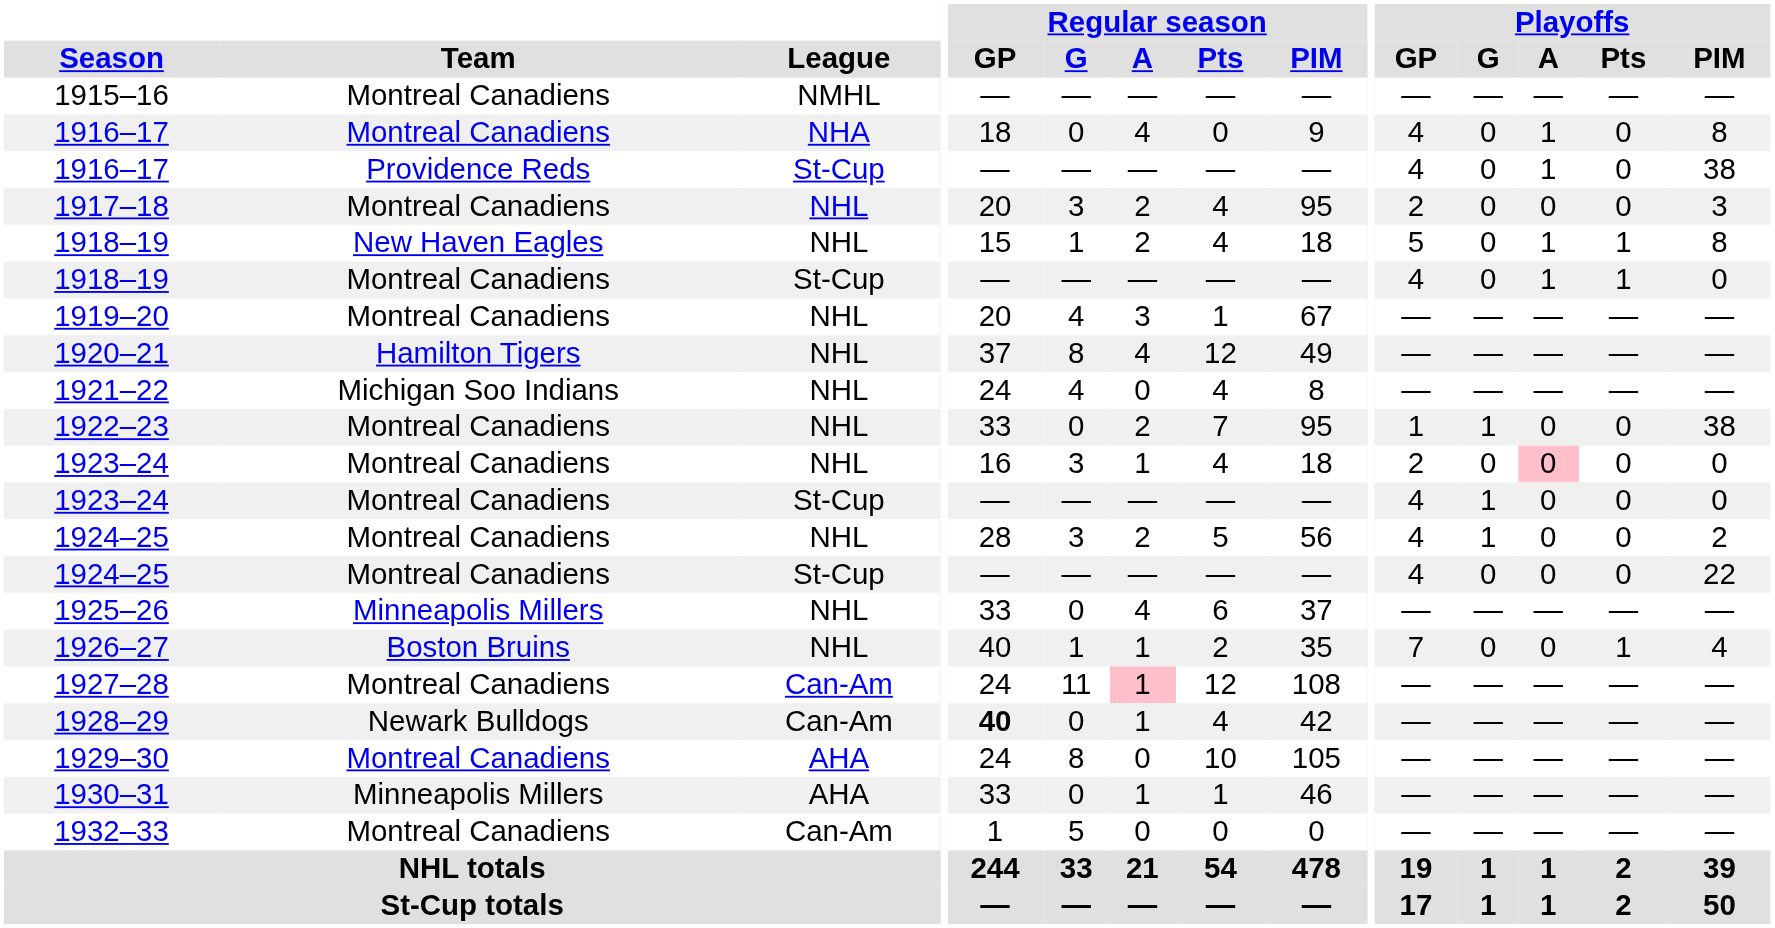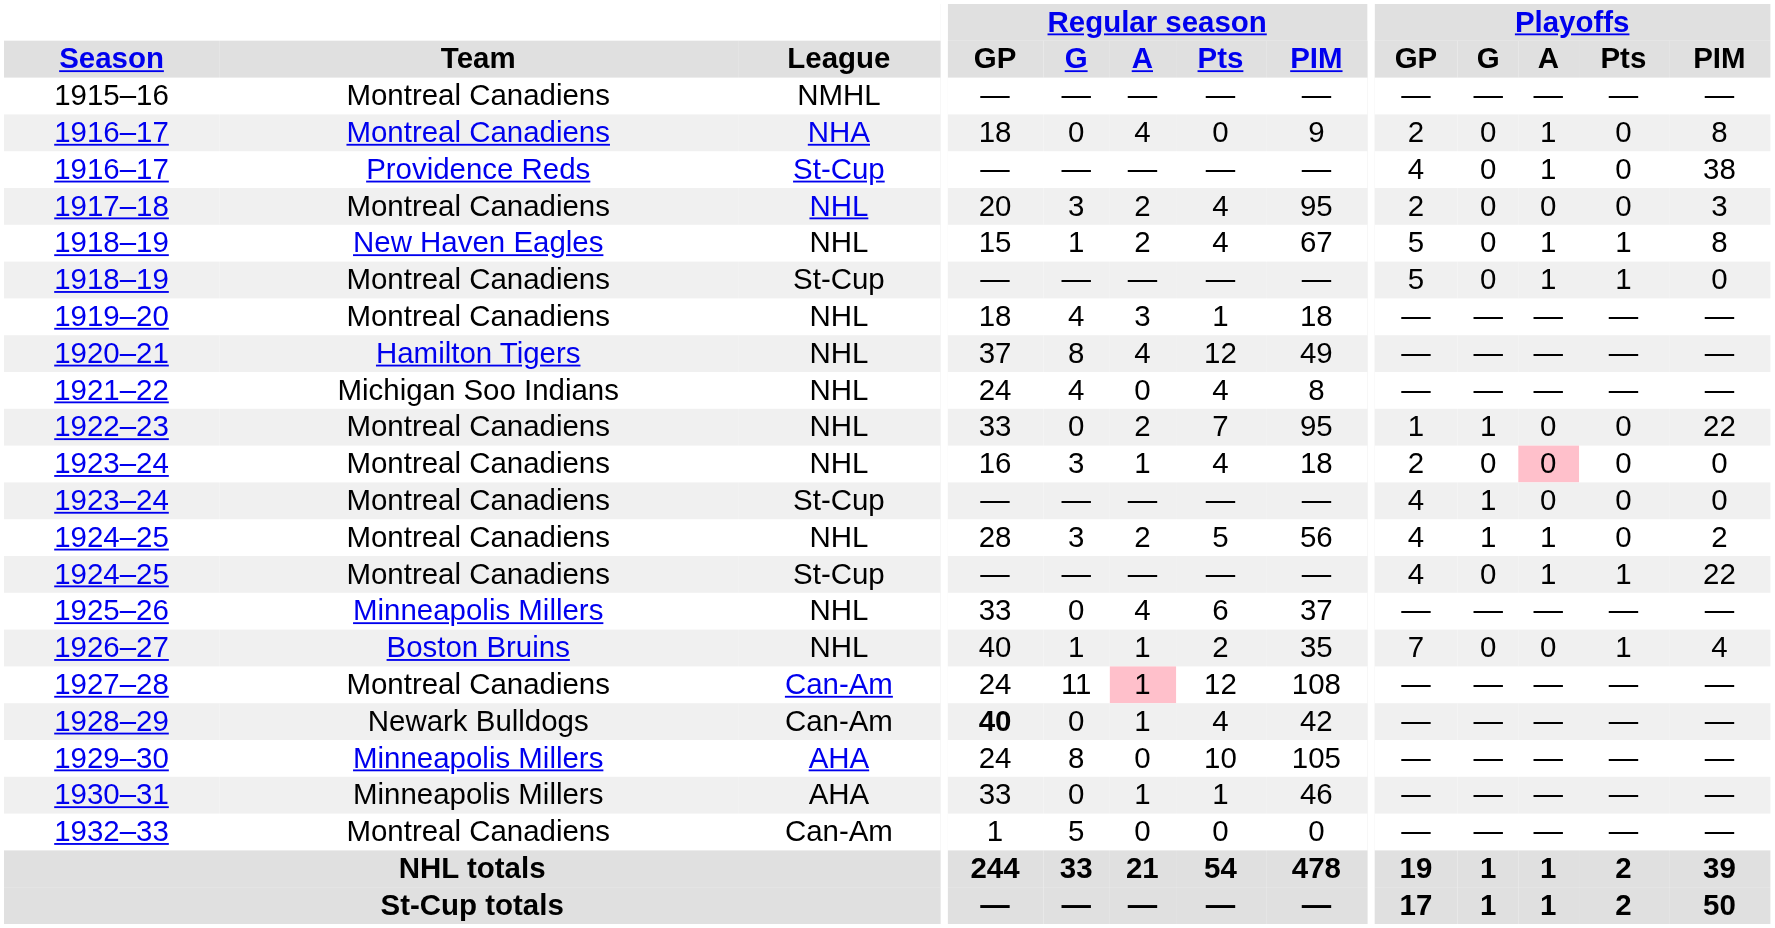(1416, 132) 4 -> (1416, 132) 2
(1316, 242) 18 -> (1316, 242) 67
(1416, 279) 4 -> (1416, 279) 5
(995, 316) 20 -> (995, 316) 18
(1316, 316) 67 -> (1316, 316) 18
(1719, 426) 38 -> (1719, 426) 22
(1548, 537) 0 -> (1548, 537) 1
(1548, 573) 0 -> (1548, 573) 1
(1623, 573) 0 -> (1623, 573) 1
(478, 757) Montreal Canadiens -> (478, 757) Minneapolis Millers
